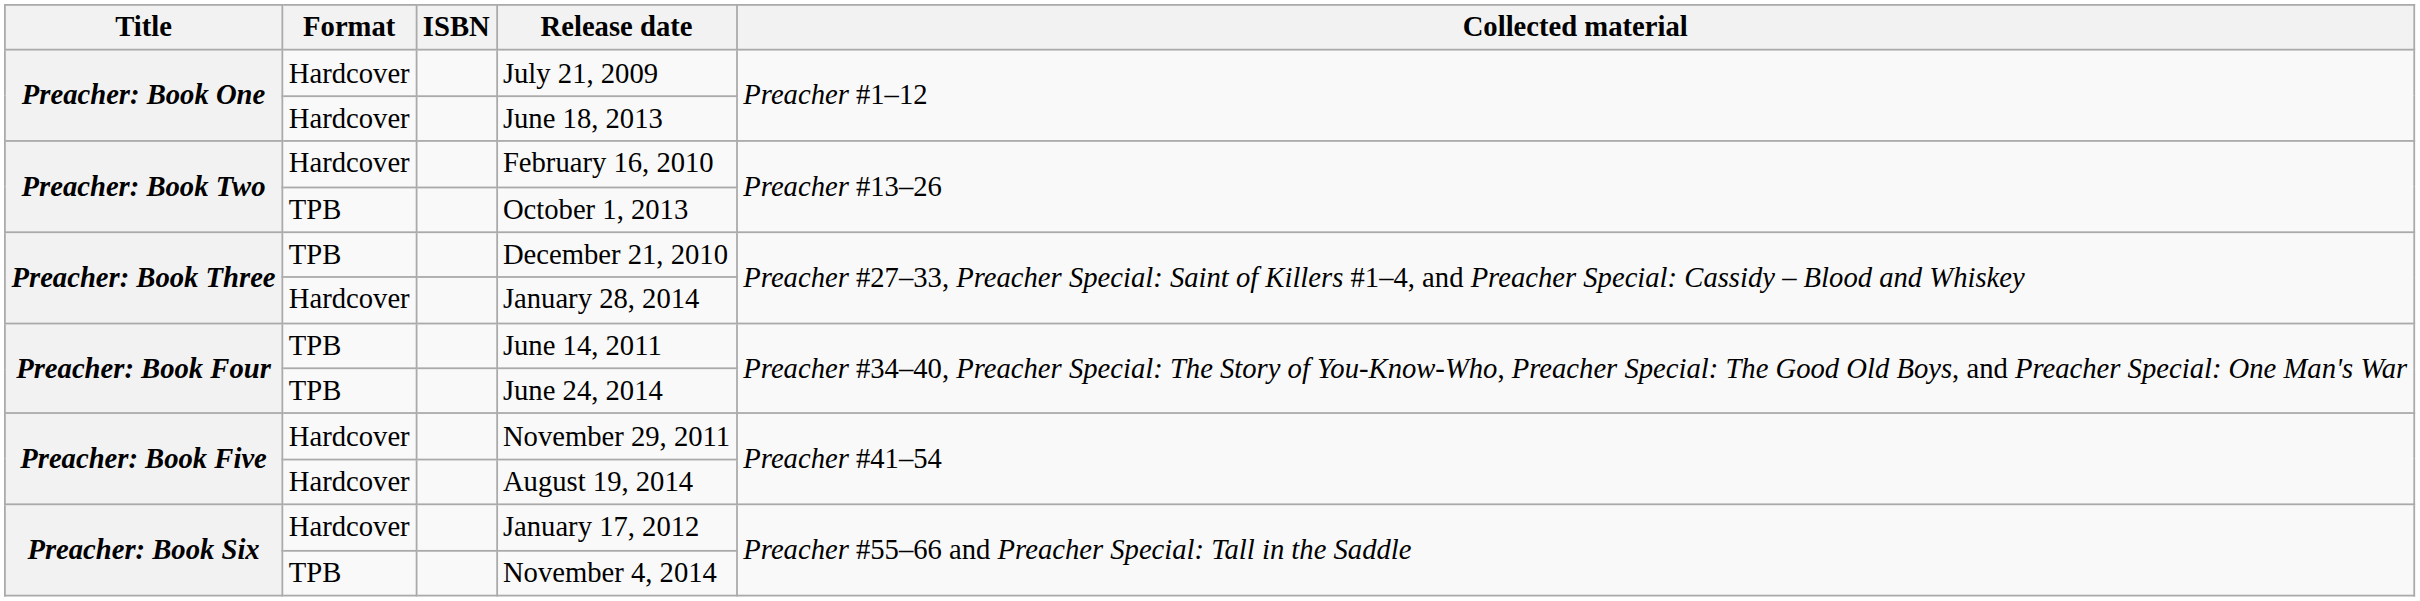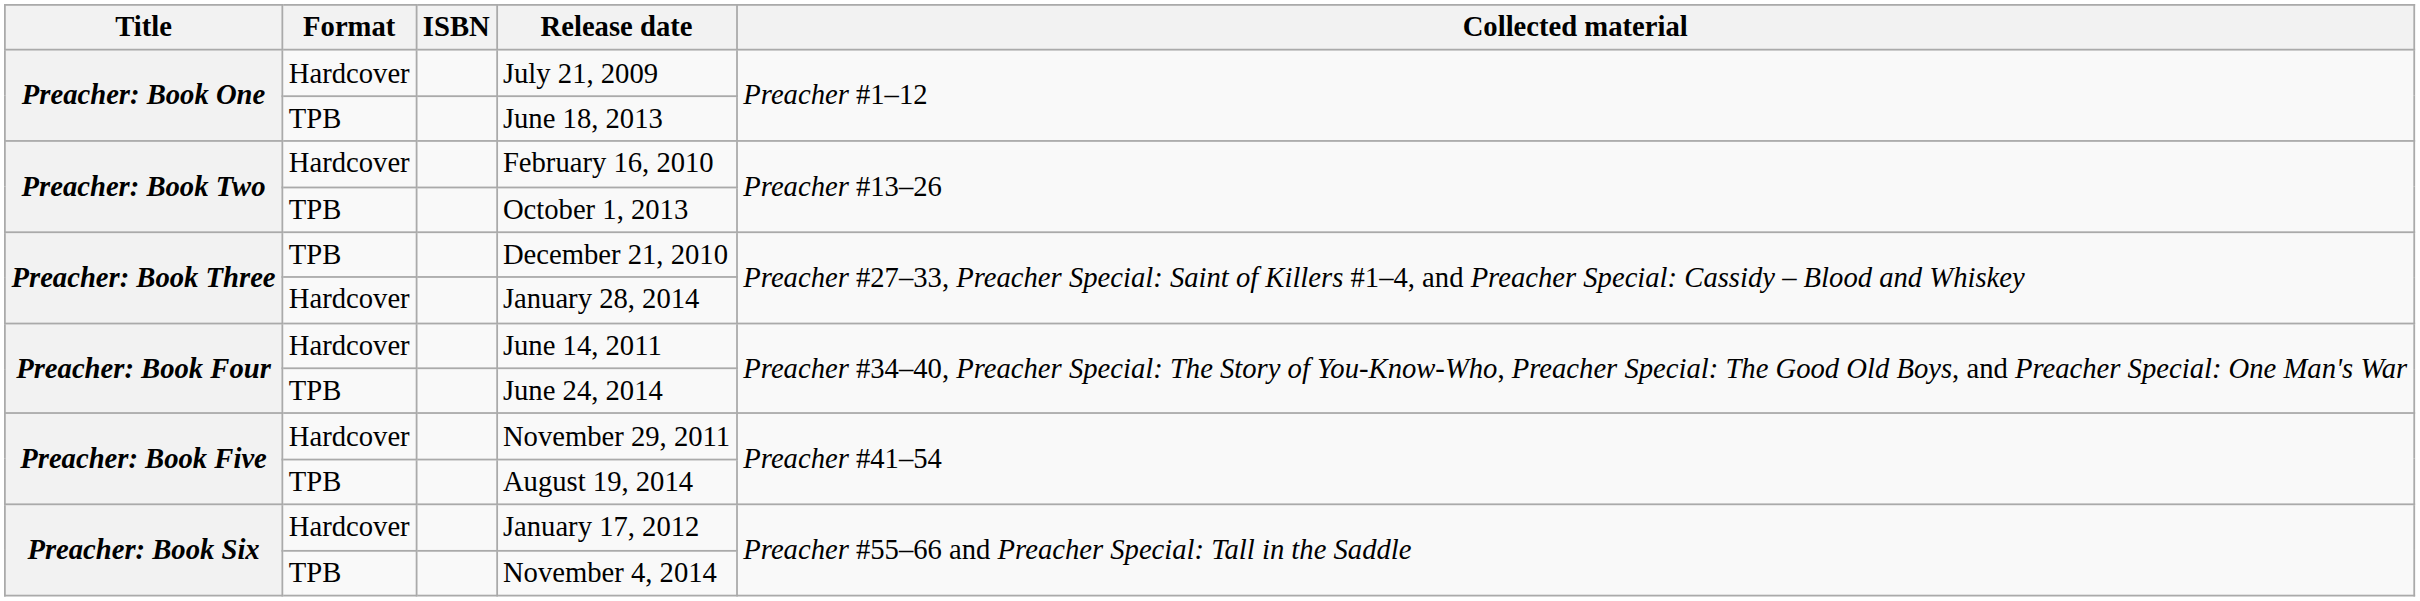(349, 118) Hardcover -> (315, 118) TPB
(315, 345) TPB -> (349, 345) Hardcover
(349, 481) Hardcover -> (315, 481) TPB
